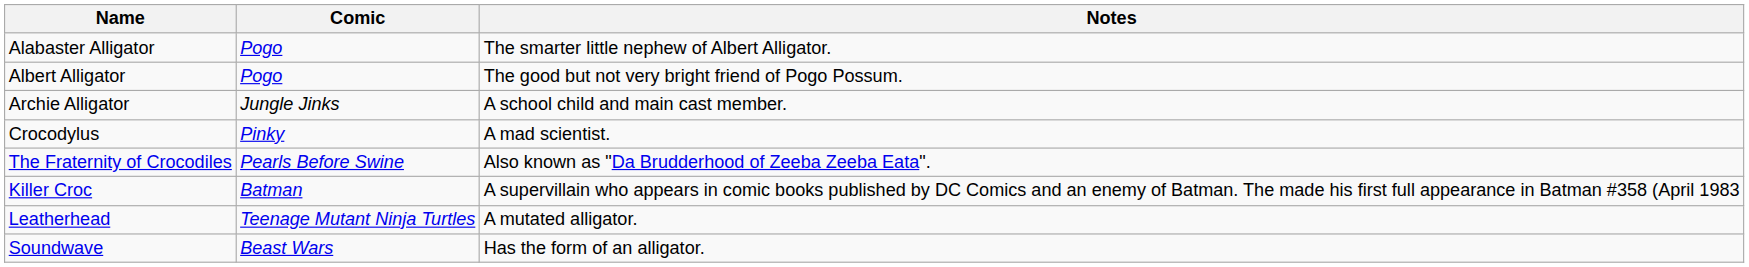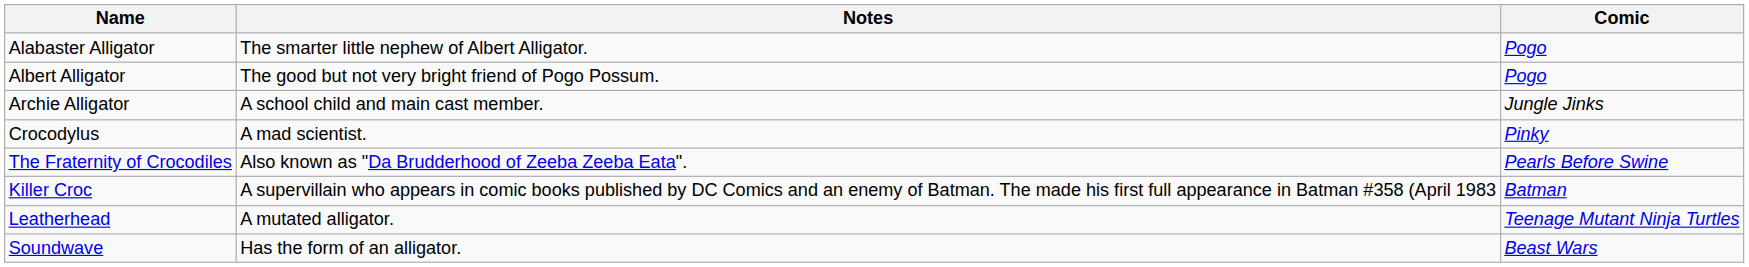columns swapped: (358, 18) <-> (1112, 18)
